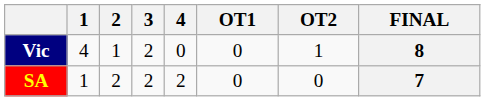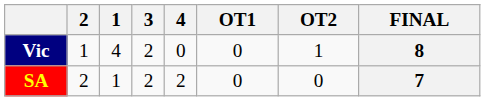columns swapped: (84, 19) <-> (116, 19)
